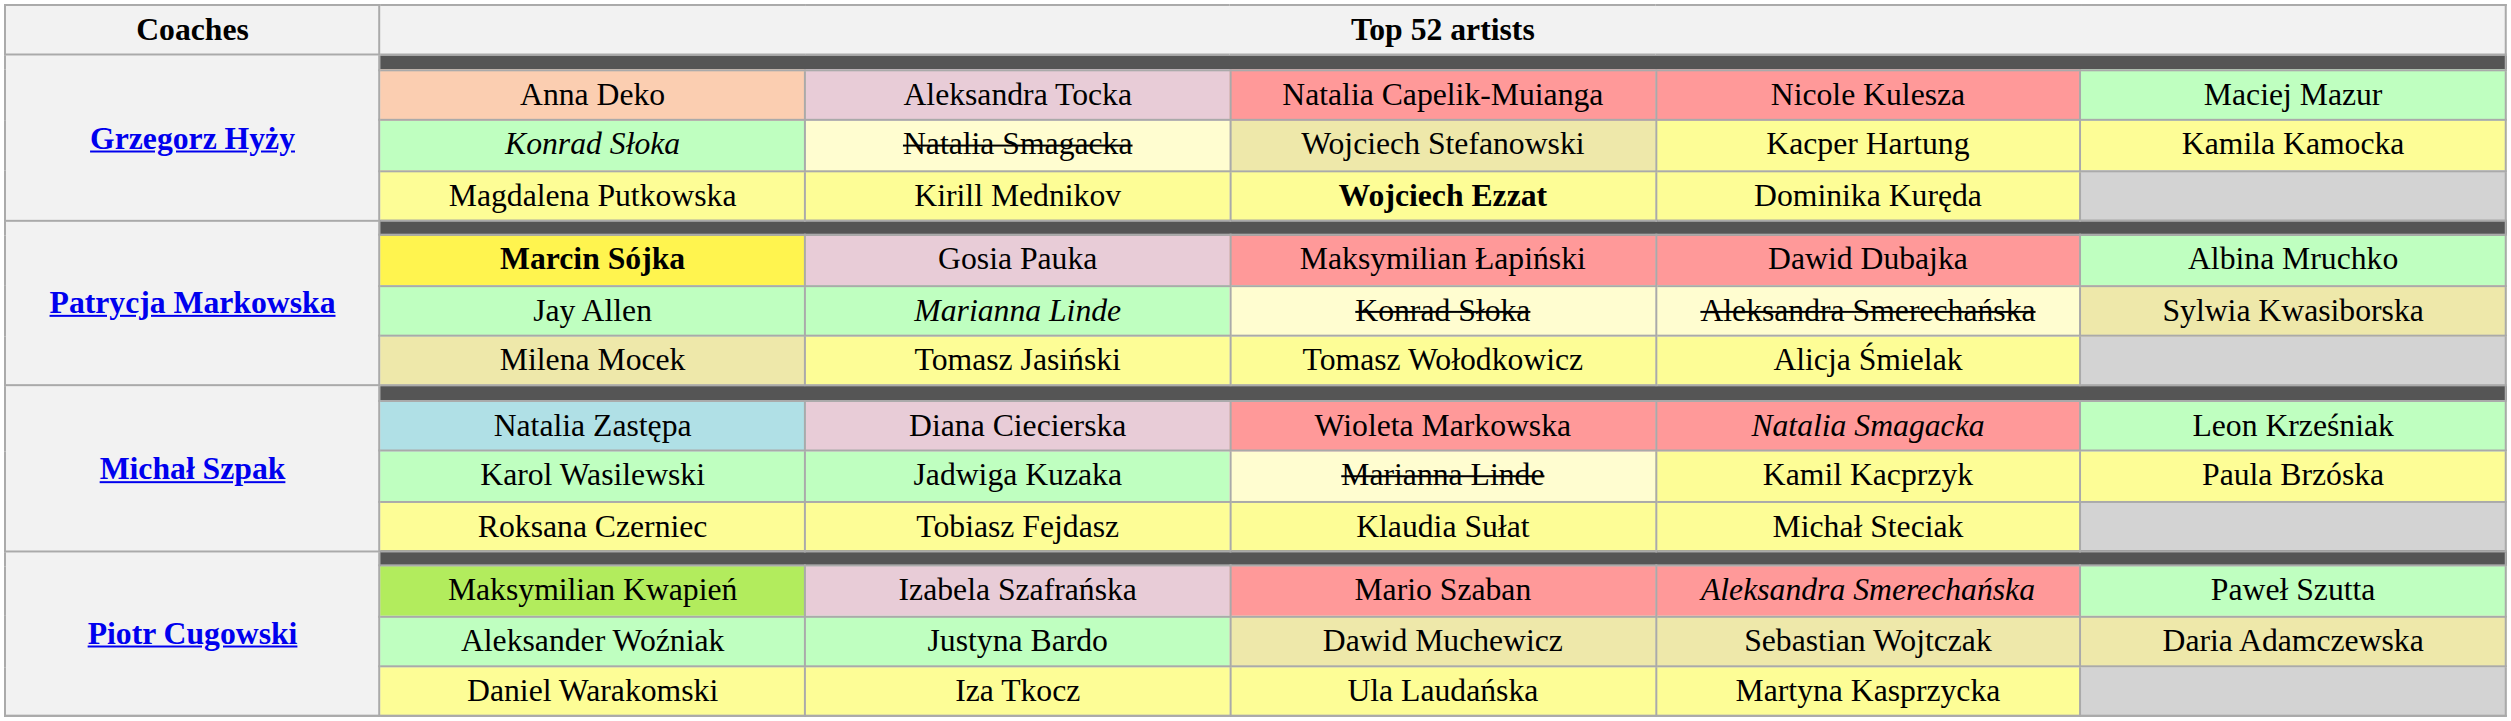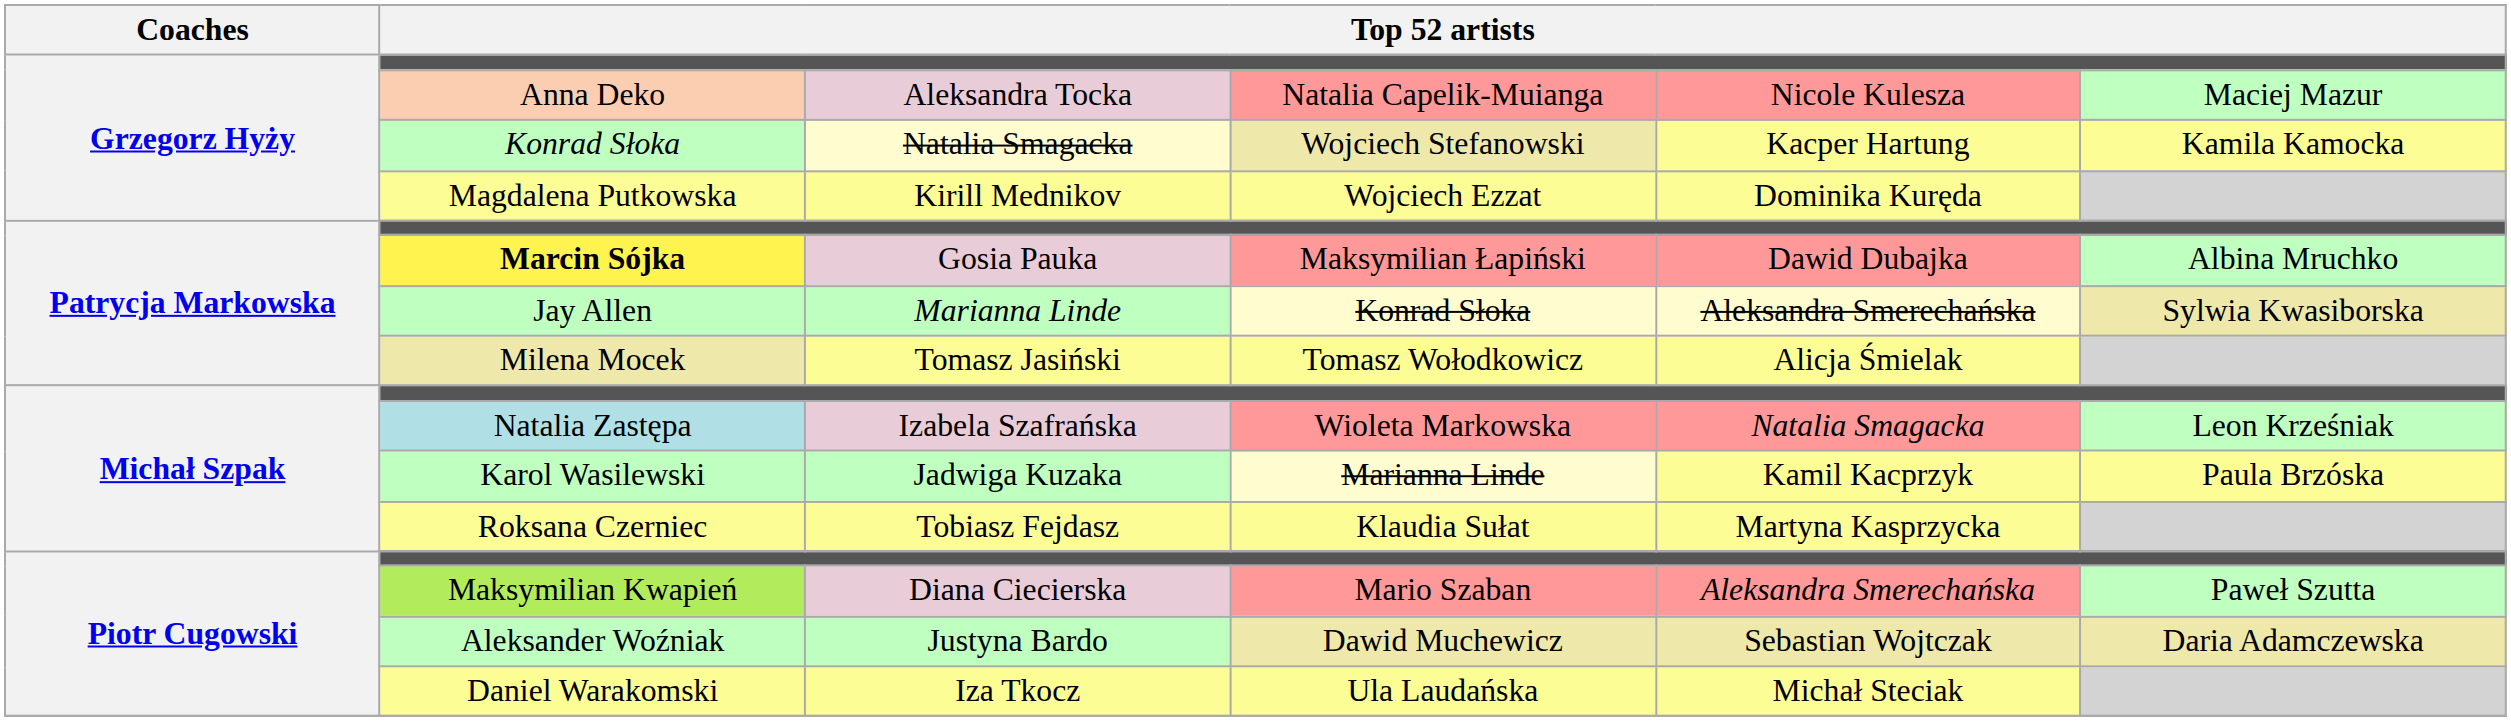(1443, 194) bold -> (1443, 194) normal
(1018, 425) Diana Ciecierska -> (1018, 425) Izabela Szafrańska
(1868, 525) Michał Steciak -> (1868, 525) Martyna Kasprzycka
(1018, 590) Izabela Szafrańska -> (1018, 590) Diana Ciecierska
(1868, 690) Martyna Kasprzycka -> (1868, 690) Michał Steciak
